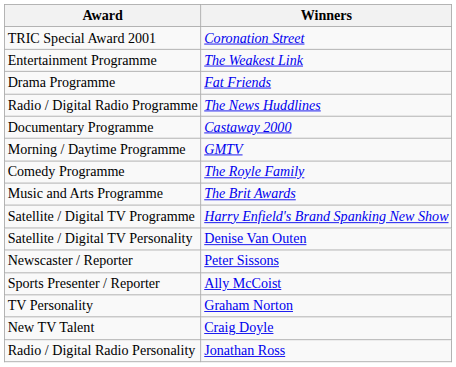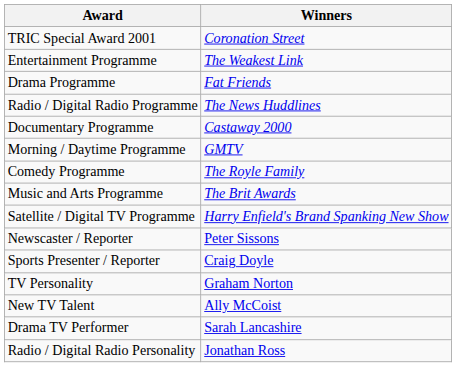- row: (100, 238)
(243, 283) Ally McCoist -> (239, 261) Craig Doyle
(239, 328) Craig Doyle -> (243, 305) Ally McCoist
+ row: (68, 328)
